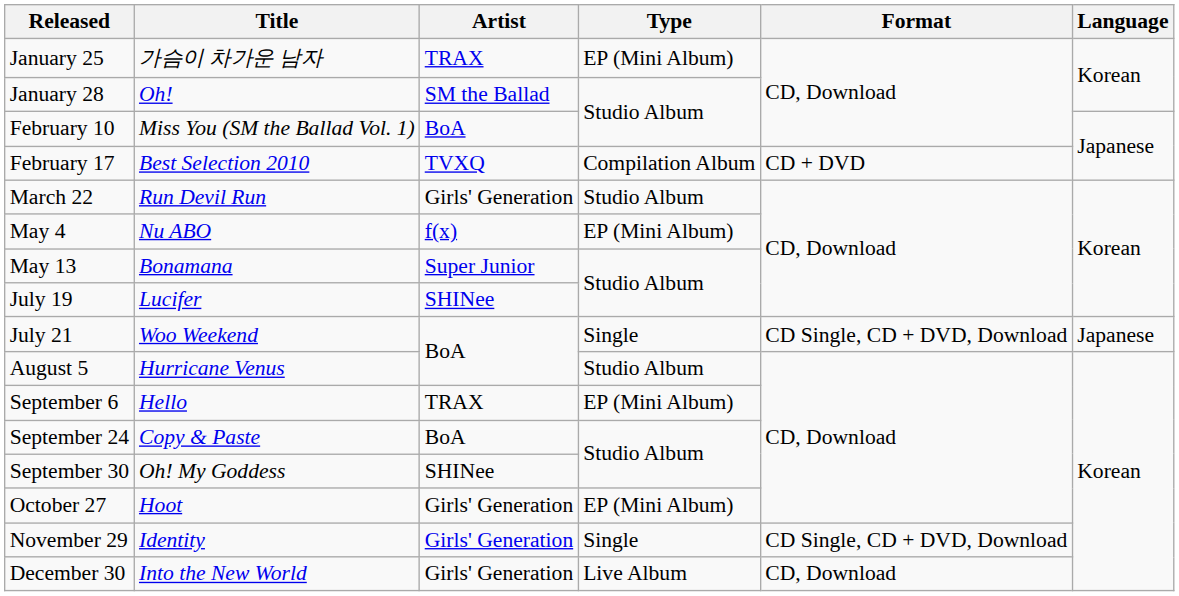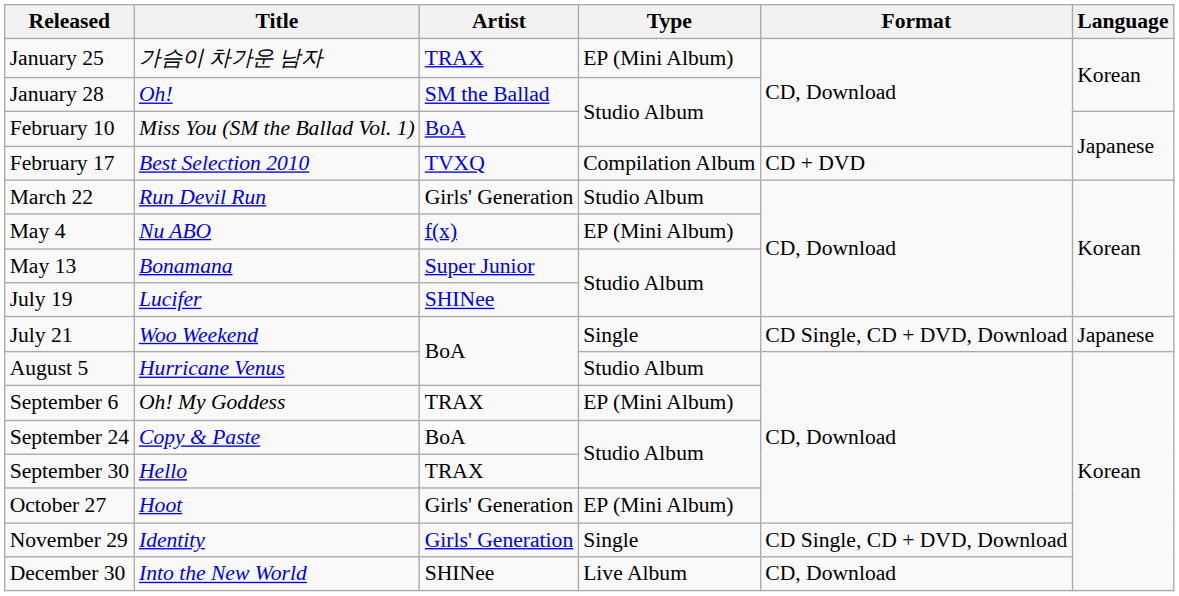(163, 402) Hello -> (212, 402) Oh! My Goddess
(212, 471) Oh! My Goddess -> (163, 471) Hello
(460, 471) SHINee -> (454, 471) TRAX
(499, 573) Girls' Generation -> (460, 573) SHINee
